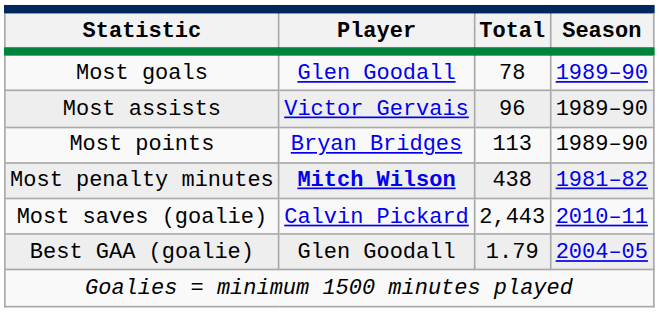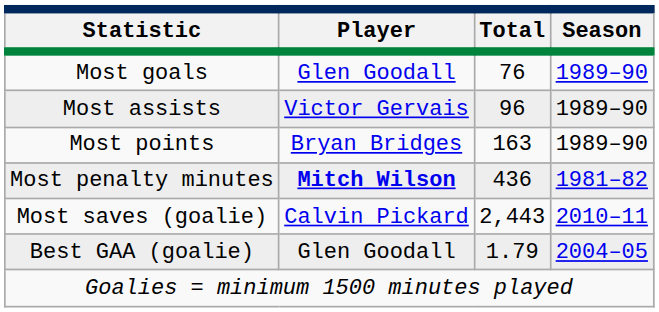(512, 73) 78 -> (512, 73) 76
(512, 145) 113 -> (512, 145) 163
(512, 180) 438 -> (512, 180) 436
